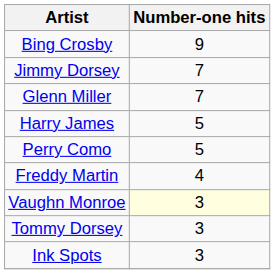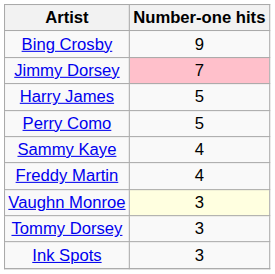(199, 70) no background -> (199, 70) pink background
- row: (67, 96)
+ row: (67, 149)
